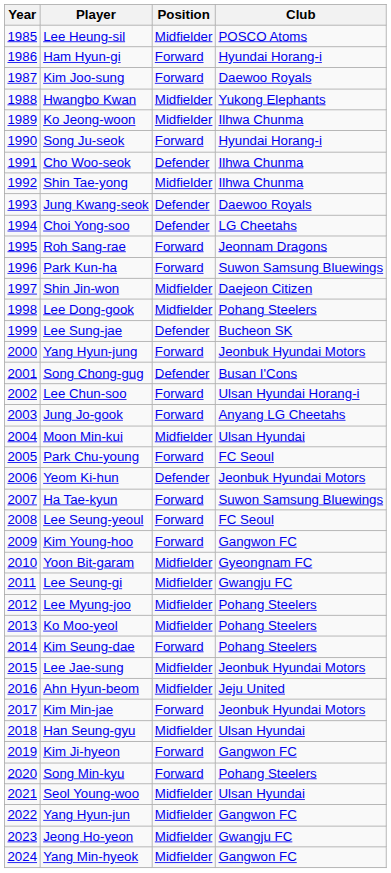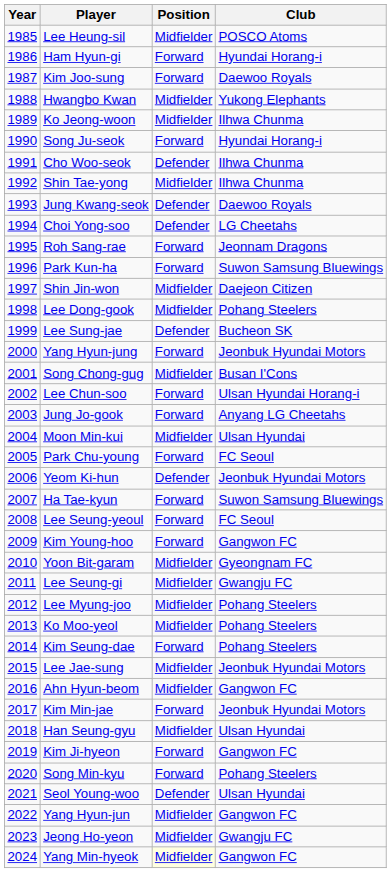(182, 373) Defender -> (184, 373) Midfielder
(252, 688) Jeju United -> (258, 688) Gangwon FC
(184, 794) Midfielder -> (182, 794) Defender
(184, 857) no background -> (184, 857) lightyellow background
